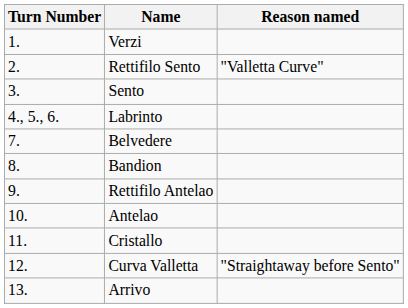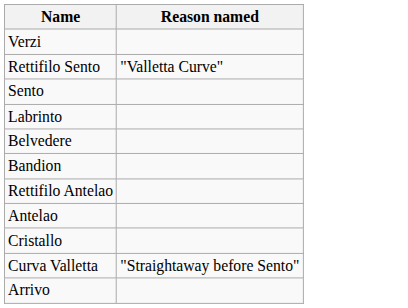- column: (55, 16)
